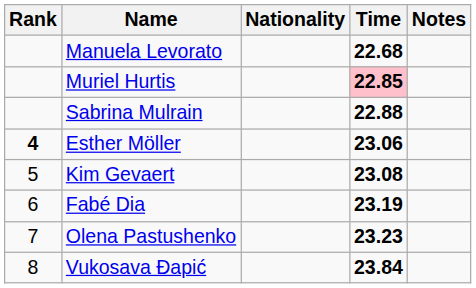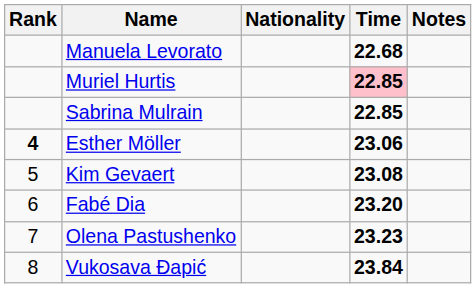(378, 112) 22.88 -> (378, 112) 22.85
(378, 205) 23.19 -> (378, 205) 23.20
